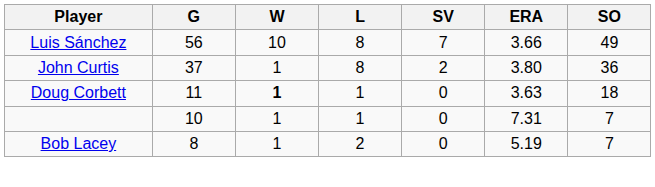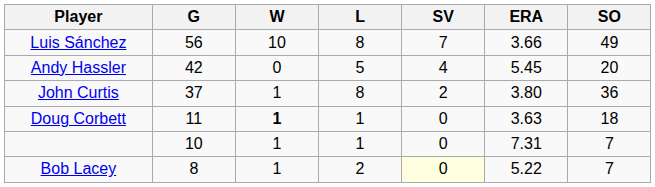+ row: (78, 67)
(443, 144) no background -> (443, 169) lightyellow background
(526, 144) 5.19 -> (526, 169) 5.22
